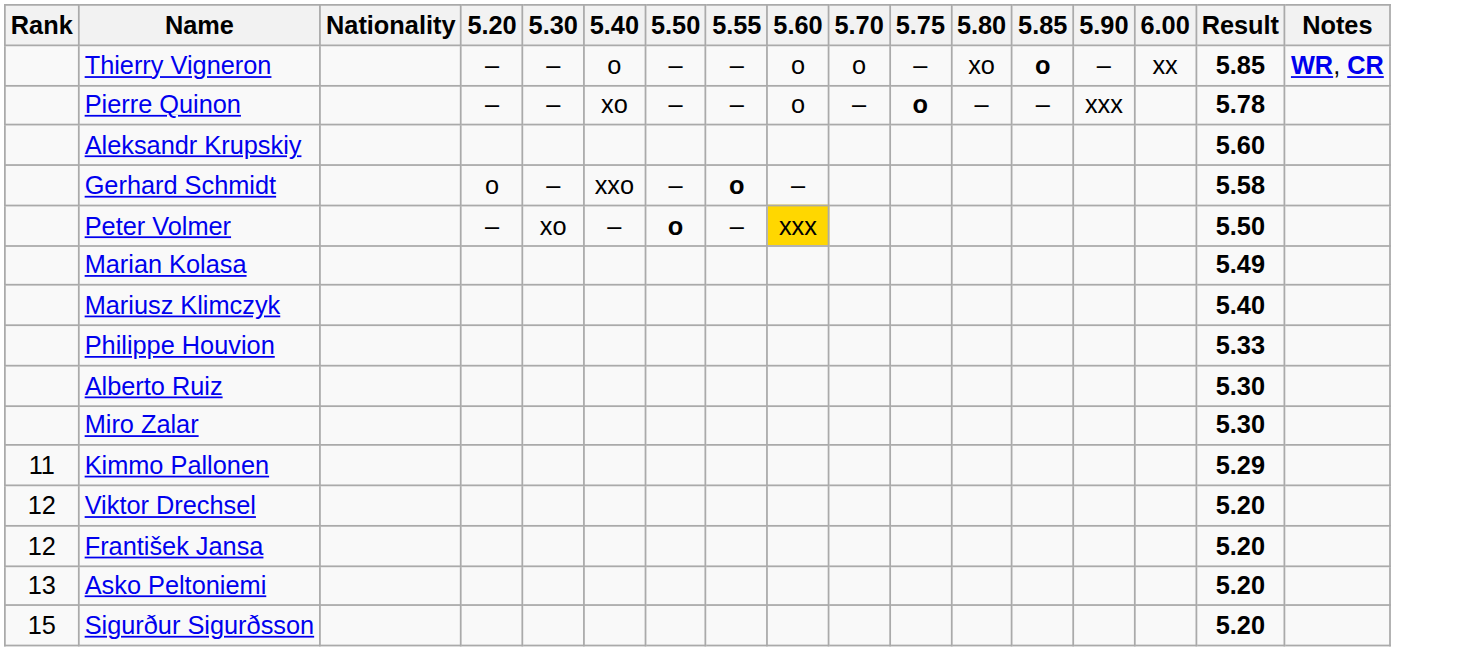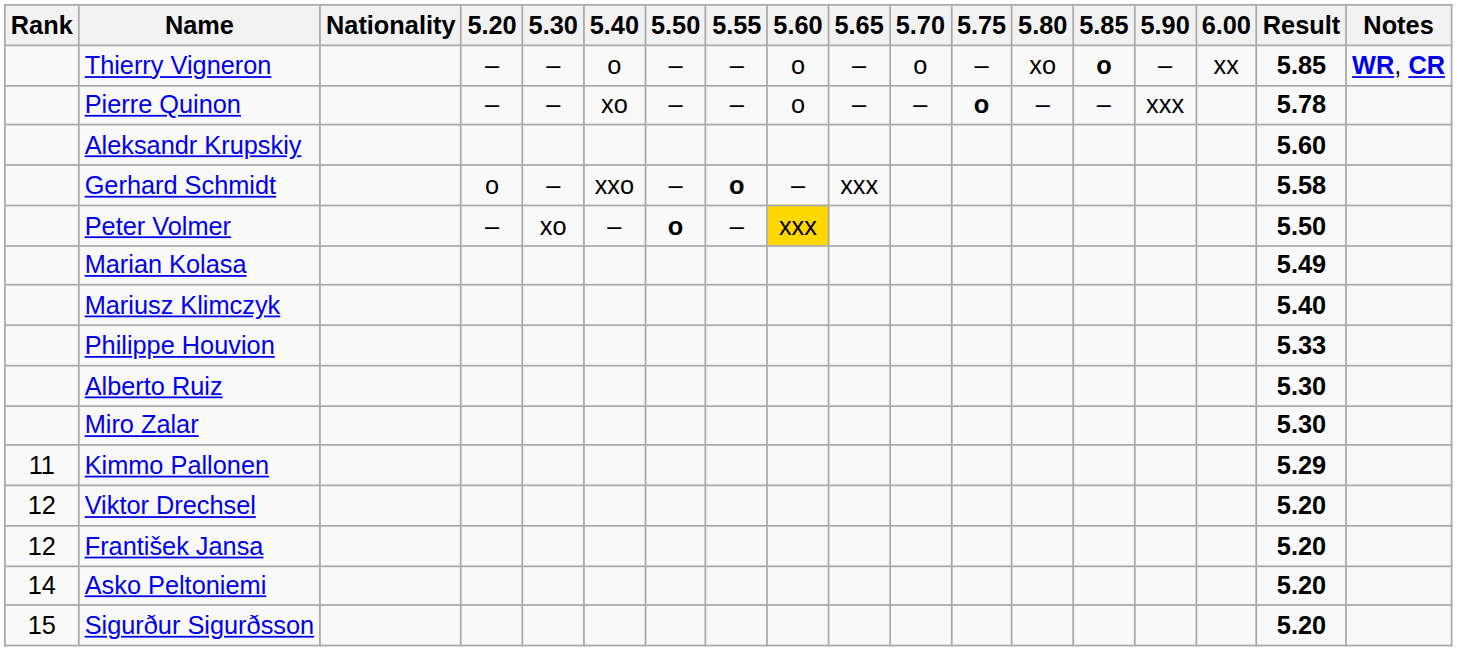+ column: (859, 25)
(42, 586) 13 -> (42, 586) 14
